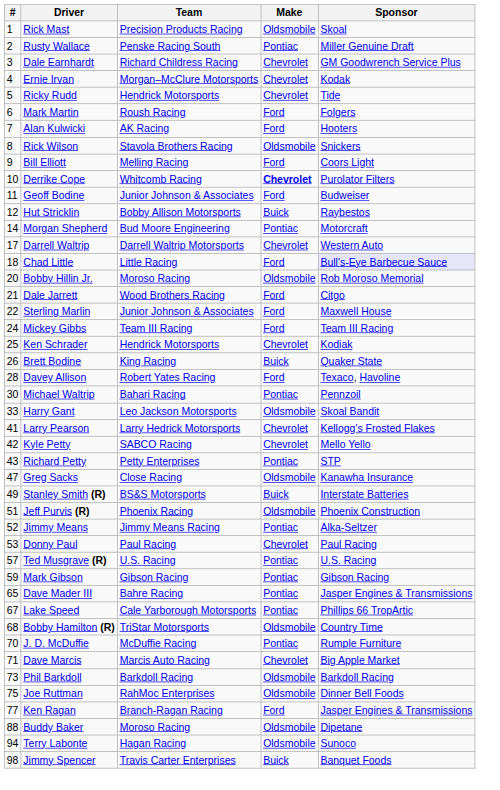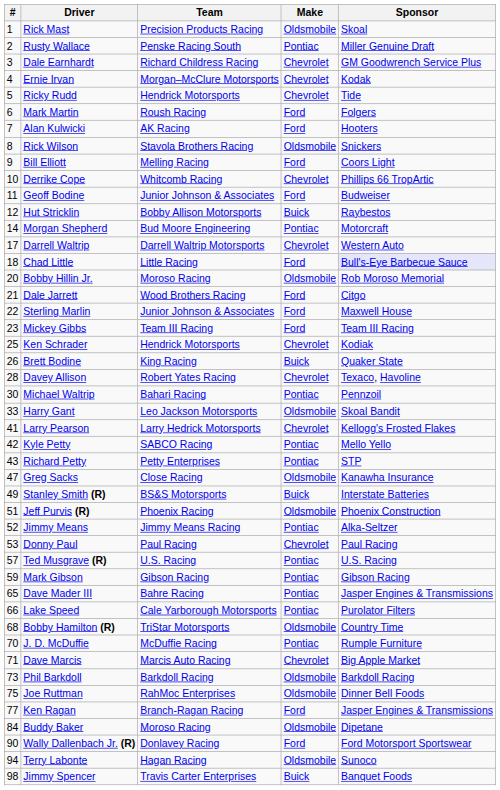(287, 179) bold -> (306, 179) normal
(357, 179) Purolator Filters -> (387, 179) Phillips 66 TropArtic
(13, 328) 24 -> (13, 328) 23
(274, 378) Ford -> (306, 378) Chevrolet
(286, 445) Chevrolet -> (301, 445) Pontiac
(13, 611) 67 -> (13, 611) 66
(367, 611) Phillips 66 TropArtic -> (378, 611) Purolator Filters
(13, 727) 88 -> (13, 727) 84
+ row: (79, 743)
